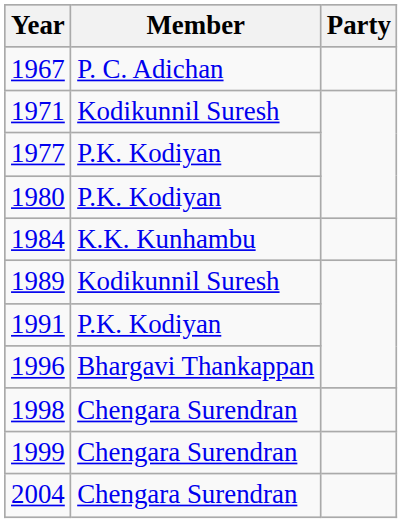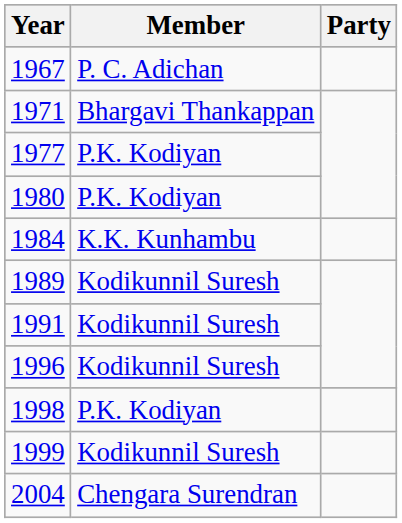(178, 111) Kodikunnil Suresh -> (196, 111) Bhargavi Thankappan
(149, 324) P.K. Kodiyan -> (178, 324) Kodikunnil Suresh
(196, 366) Bhargavi Thankappan -> (178, 366) Kodikunnil Suresh
(187, 409) Chengara Surendran -> (149, 409) P.K. Kodiyan
(187, 452) Chengara Surendran -> (178, 452) Kodikunnil Suresh
